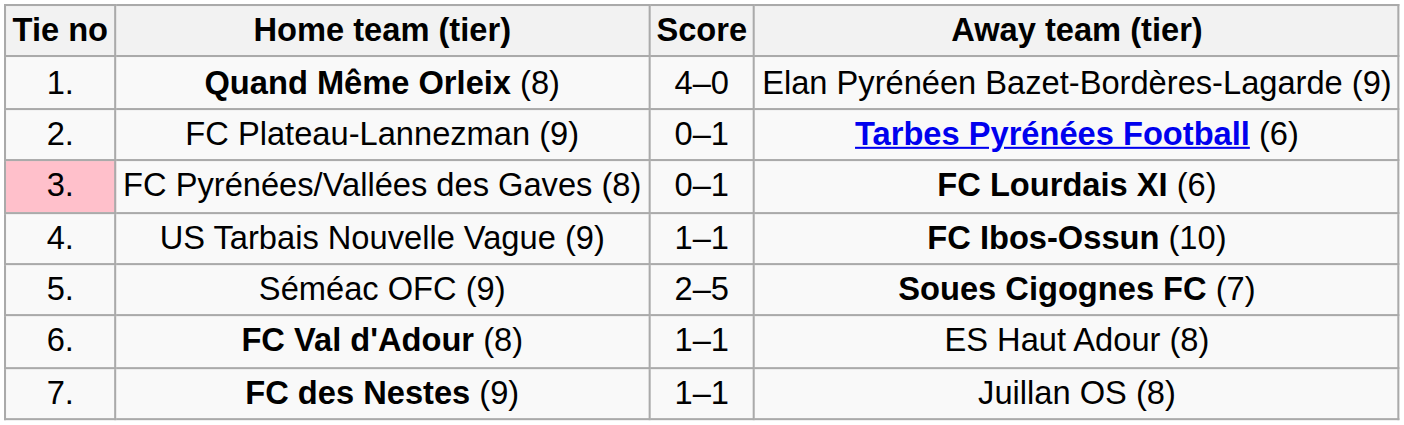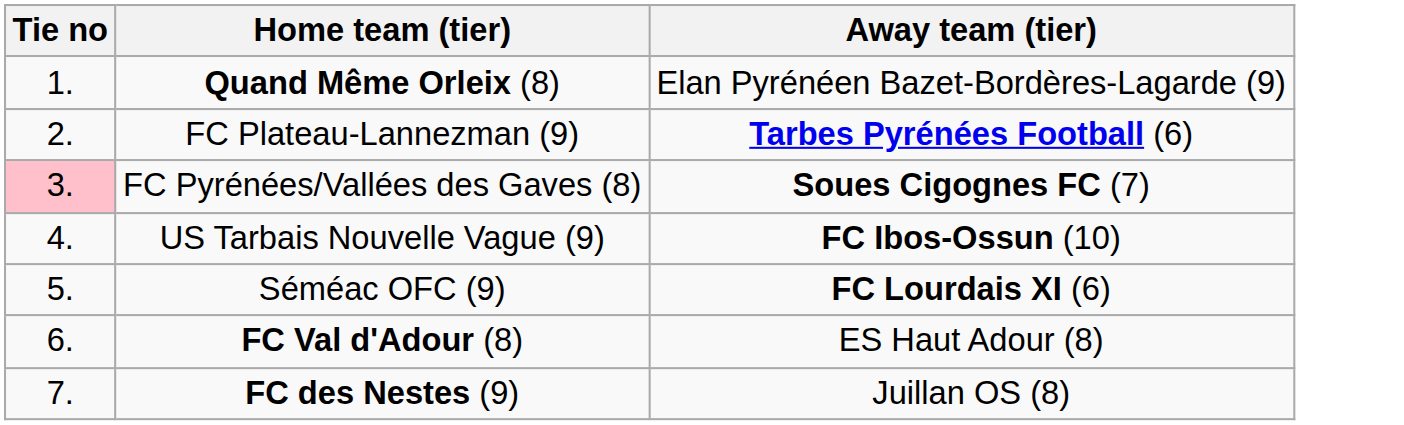- column: (702, 30)
(1077, 185) FC Lourdais XI (6) -> (971, 185) Soues Cigognes FC (7)
(1077, 289) Soues Cigognes FC (7) -> (971, 289) FC Lourdais XI (6)
